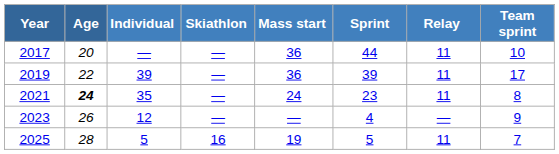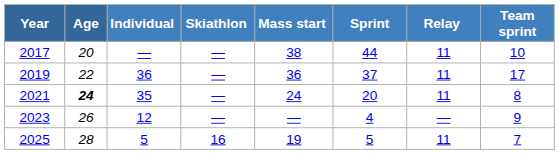(294, 52) 36 -> (294, 52) 38
(144, 74) 39 -> (144, 74) 36
(370, 74) 39 -> (370, 74) 37
(370, 96) 23 -> (370, 96) 20
